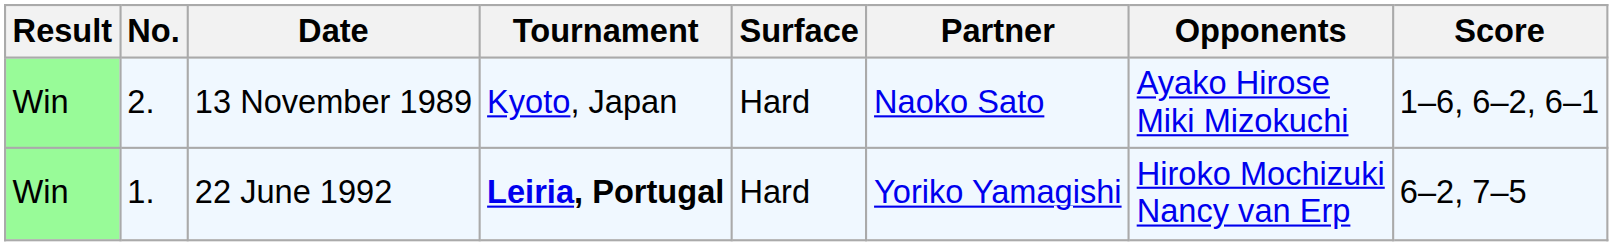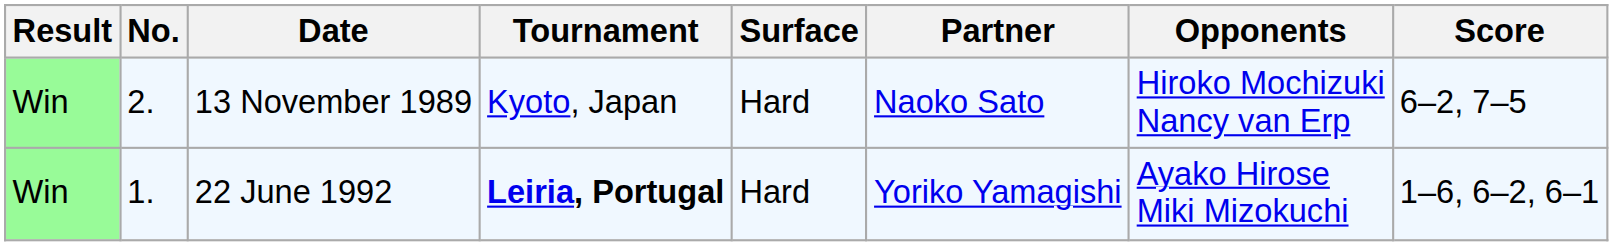(1243, 102) Ayako Hirose Miki Mizokuchi -> (1261, 102) Hiroko Mochizuki Nancy van Erp
(1499, 102) 1–6, 6–2, 6–1 -> (1463, 102) 6–2, 7–5
(1261, 192) Hiroko Mochizuki Nancy van Erp -> (1243, 192) Ayako Hirose Miki Mizokuchi
(1463, 192) 6–2, 7–5 -> (1499, 192) 1–6, 6–2, 6–1
